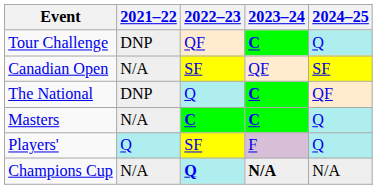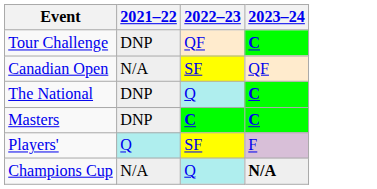- column: (341, 17)
(134, 119) N/A -> (136, 119) DNP
(191, 171) bold -> (190, 171) normal
